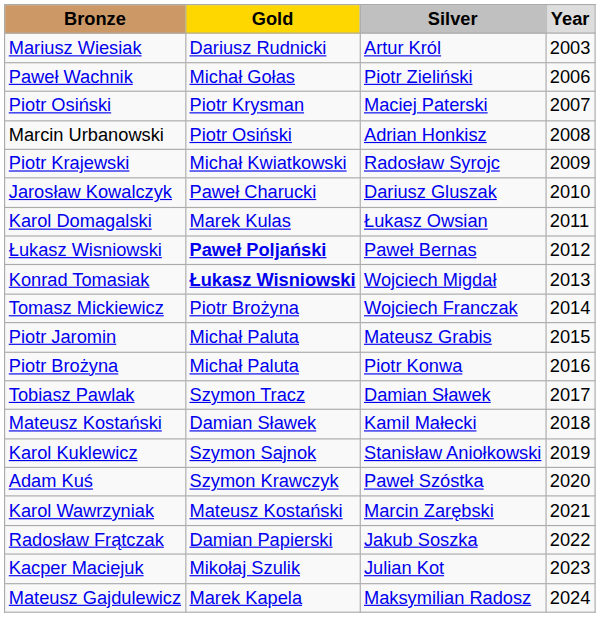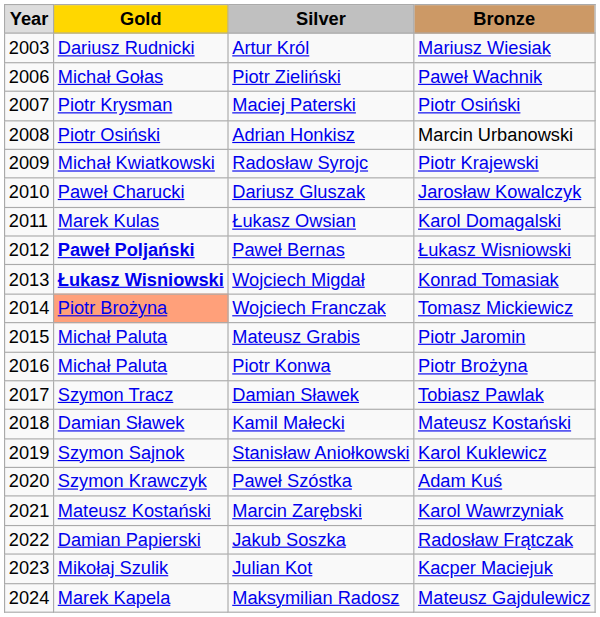columns swapped: (570, 18) <-> (95, 18)
(244, 308) no background -> (113, 308) lightsalmon background
